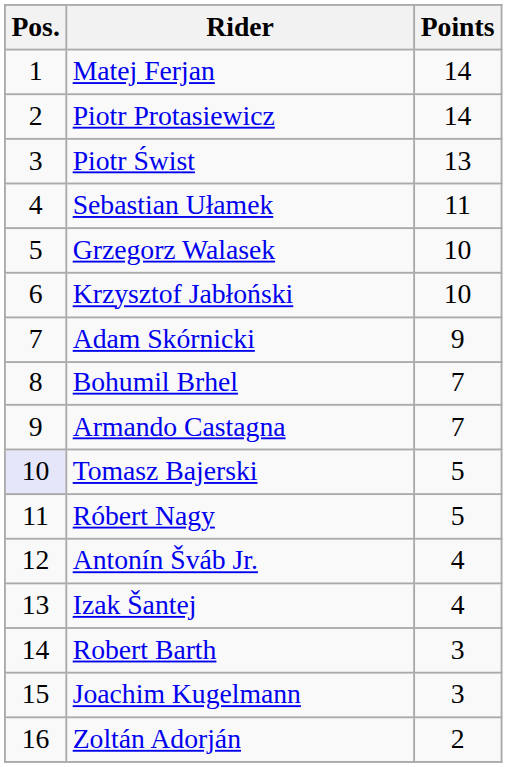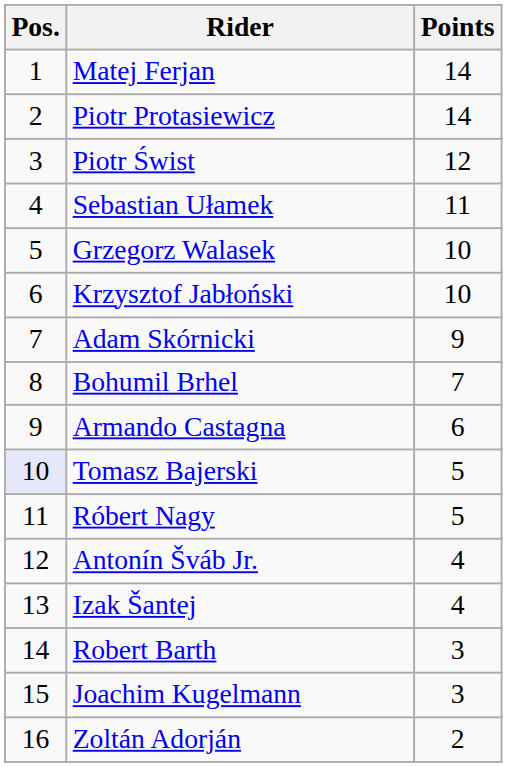(458, 160) 13 -> (458, 160) 12
(458, 427) 7 -> (458, 427) 6
